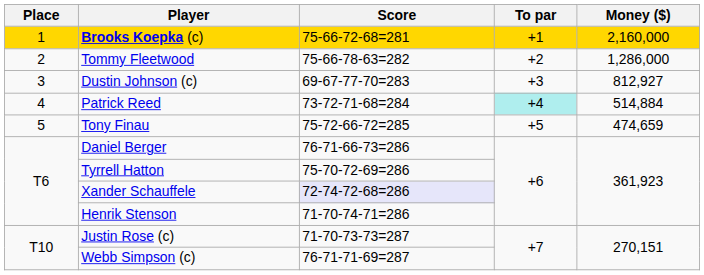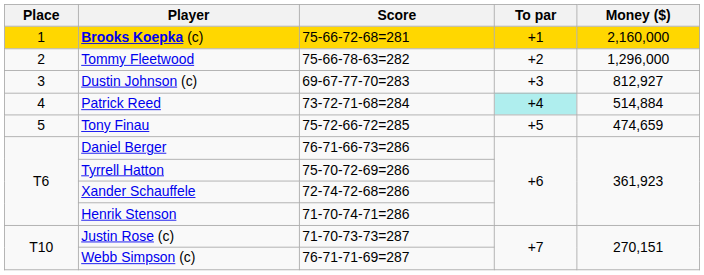(638, 59) 1,286,000 -> (638, 59) 1,296,000
(356, 192) lavender background -> (356, 192) no background
